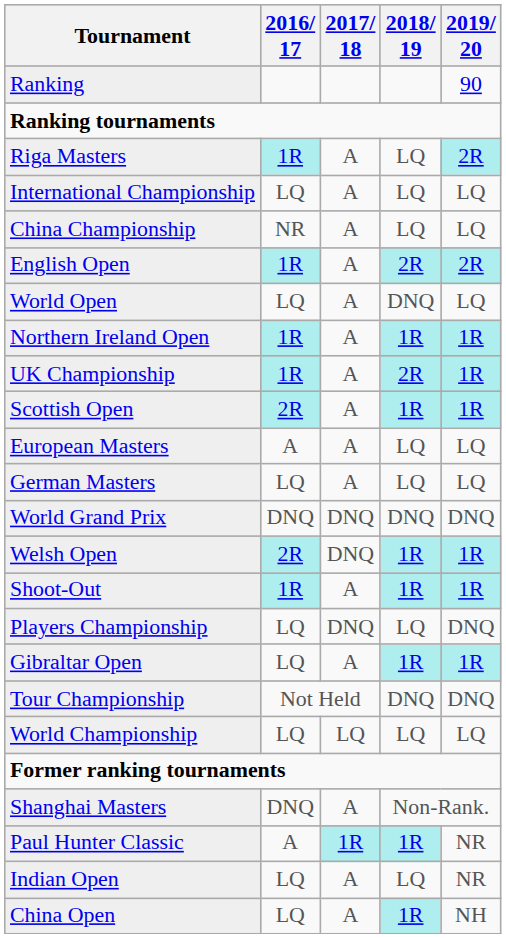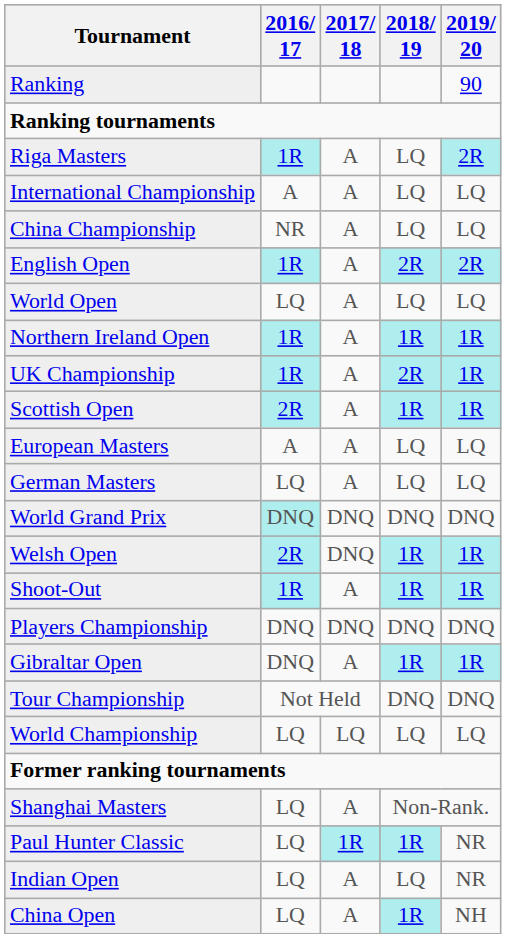(290, 192) LQ -> (290, 192) A
(411, 300) DNQ -> (411, 300) LQ
(290, 517) no background -> (290, 517) paleturquoise background
(290, 625) LQ -> (290, 625) DNQ
(411, 625) LQ -> (411, 625) DNQ
(290, 662) LQ -> (290, 662) DNQ
(290, 806) DNQ -> (290, 806) LQ
(290, 842) A -> (290, 842) LQ
